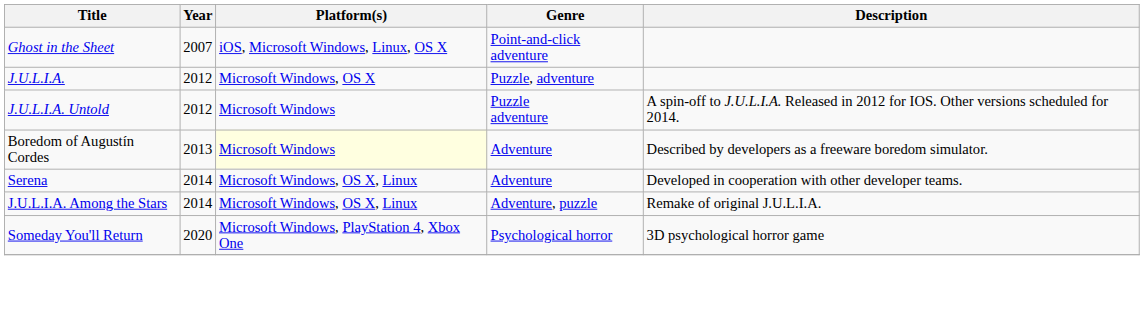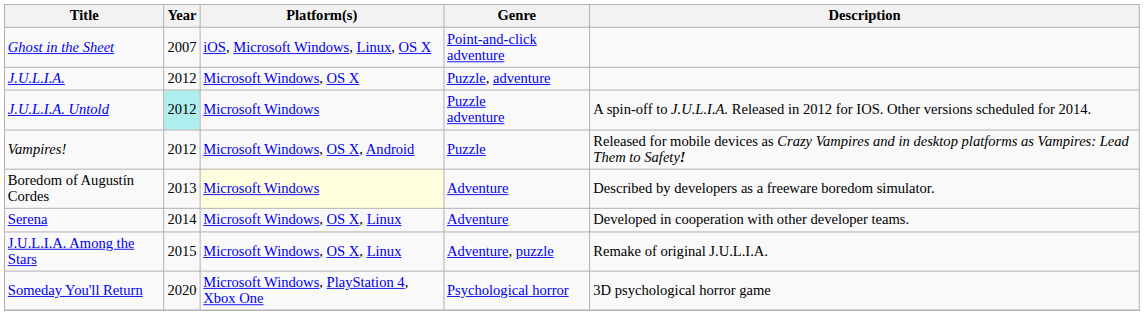(198, 109) no background -> (182, 109) paleturquoise background
+ row: (37, 149)
(198, 203) 2014 -> (182, 251) 2015
